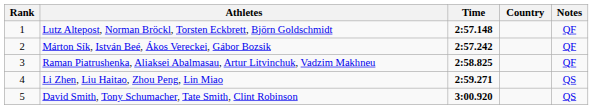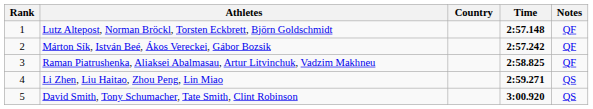columns swapped: (525, 12) <-> (474, 12)
